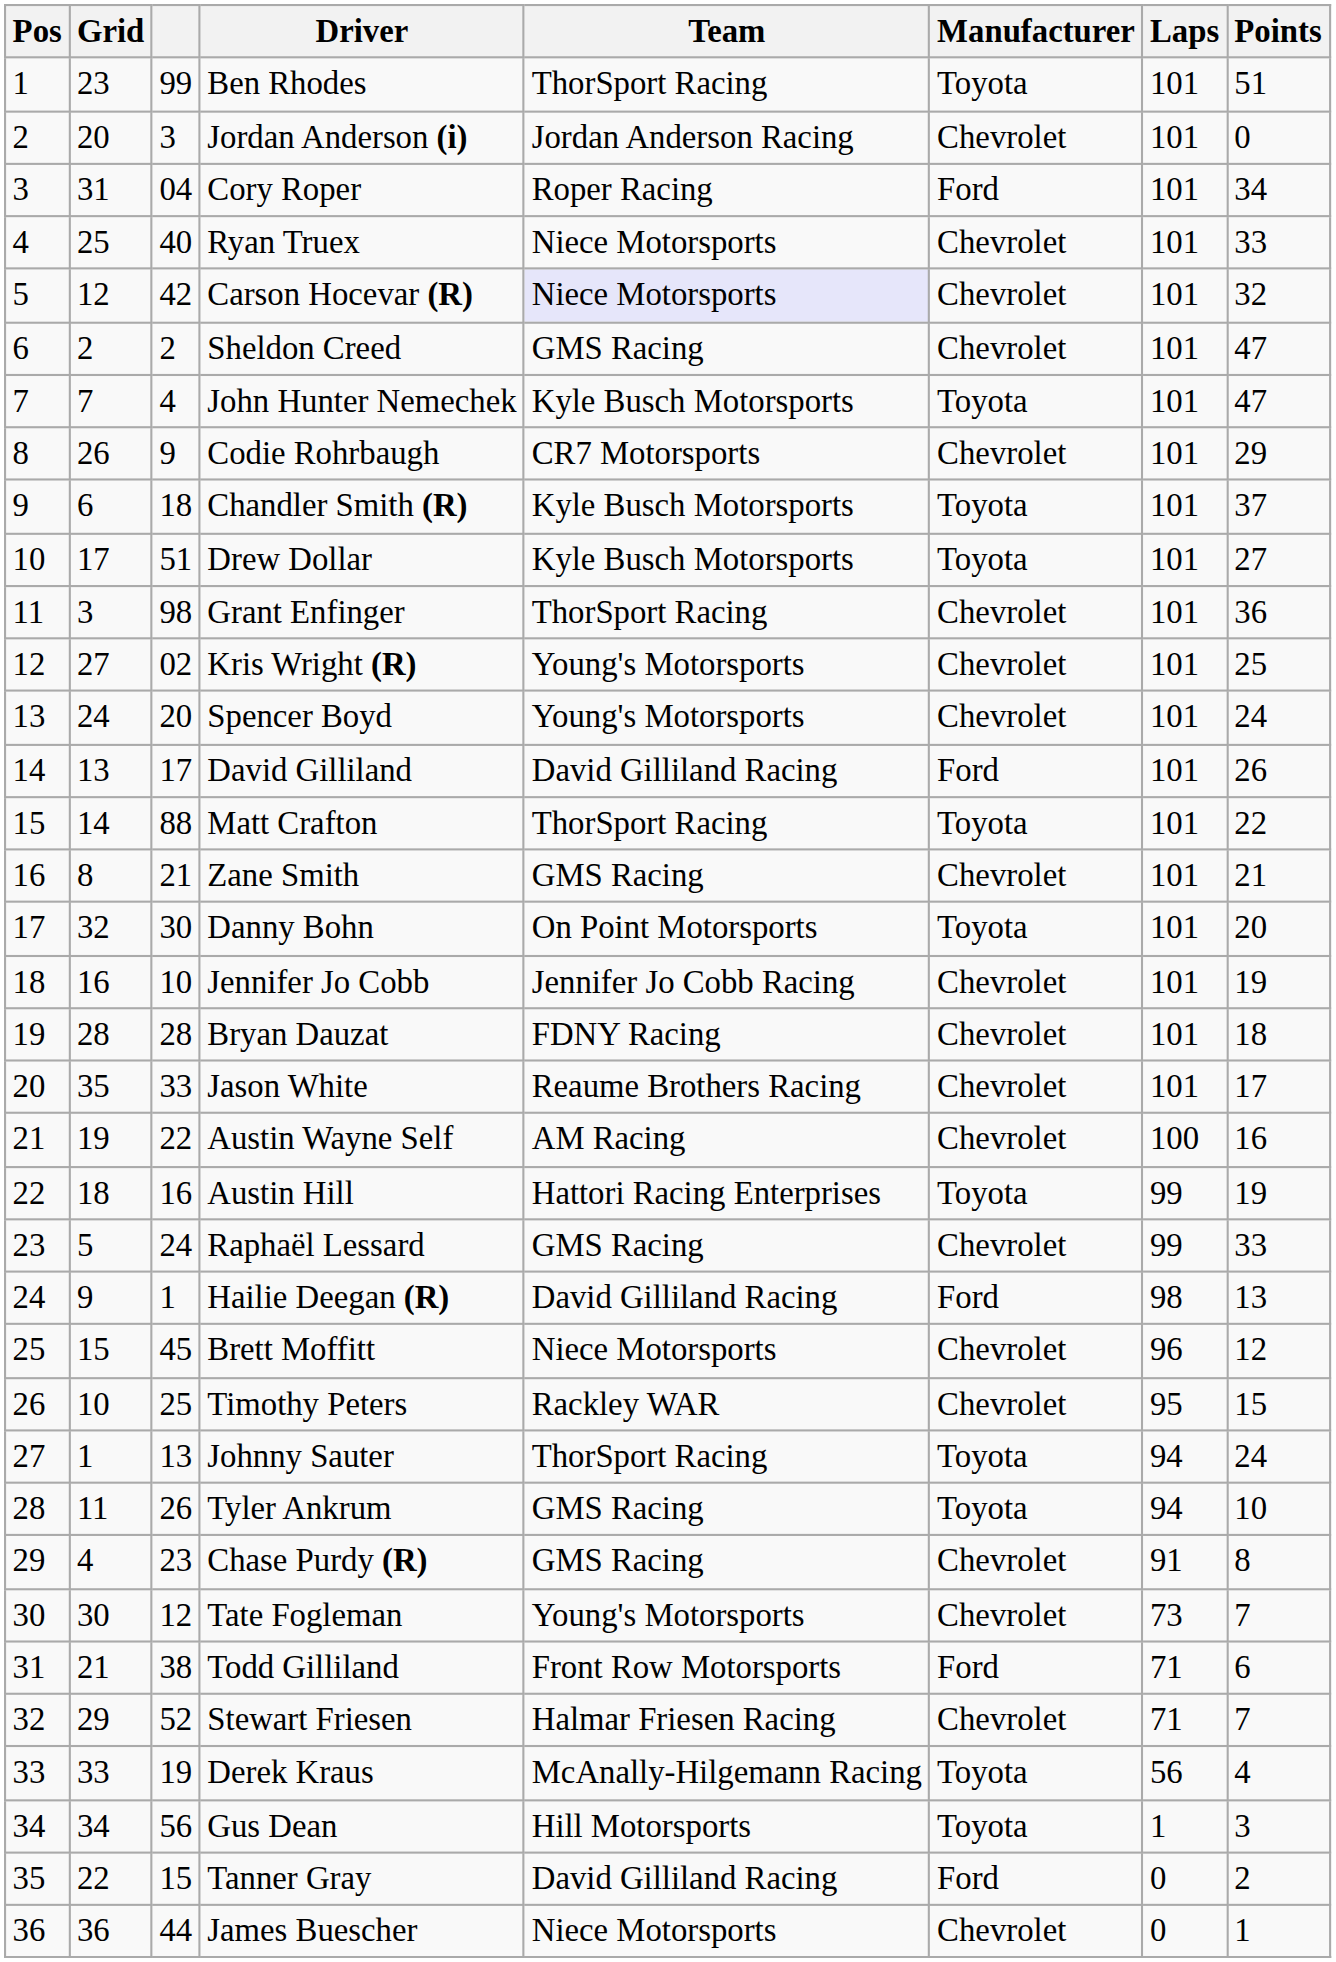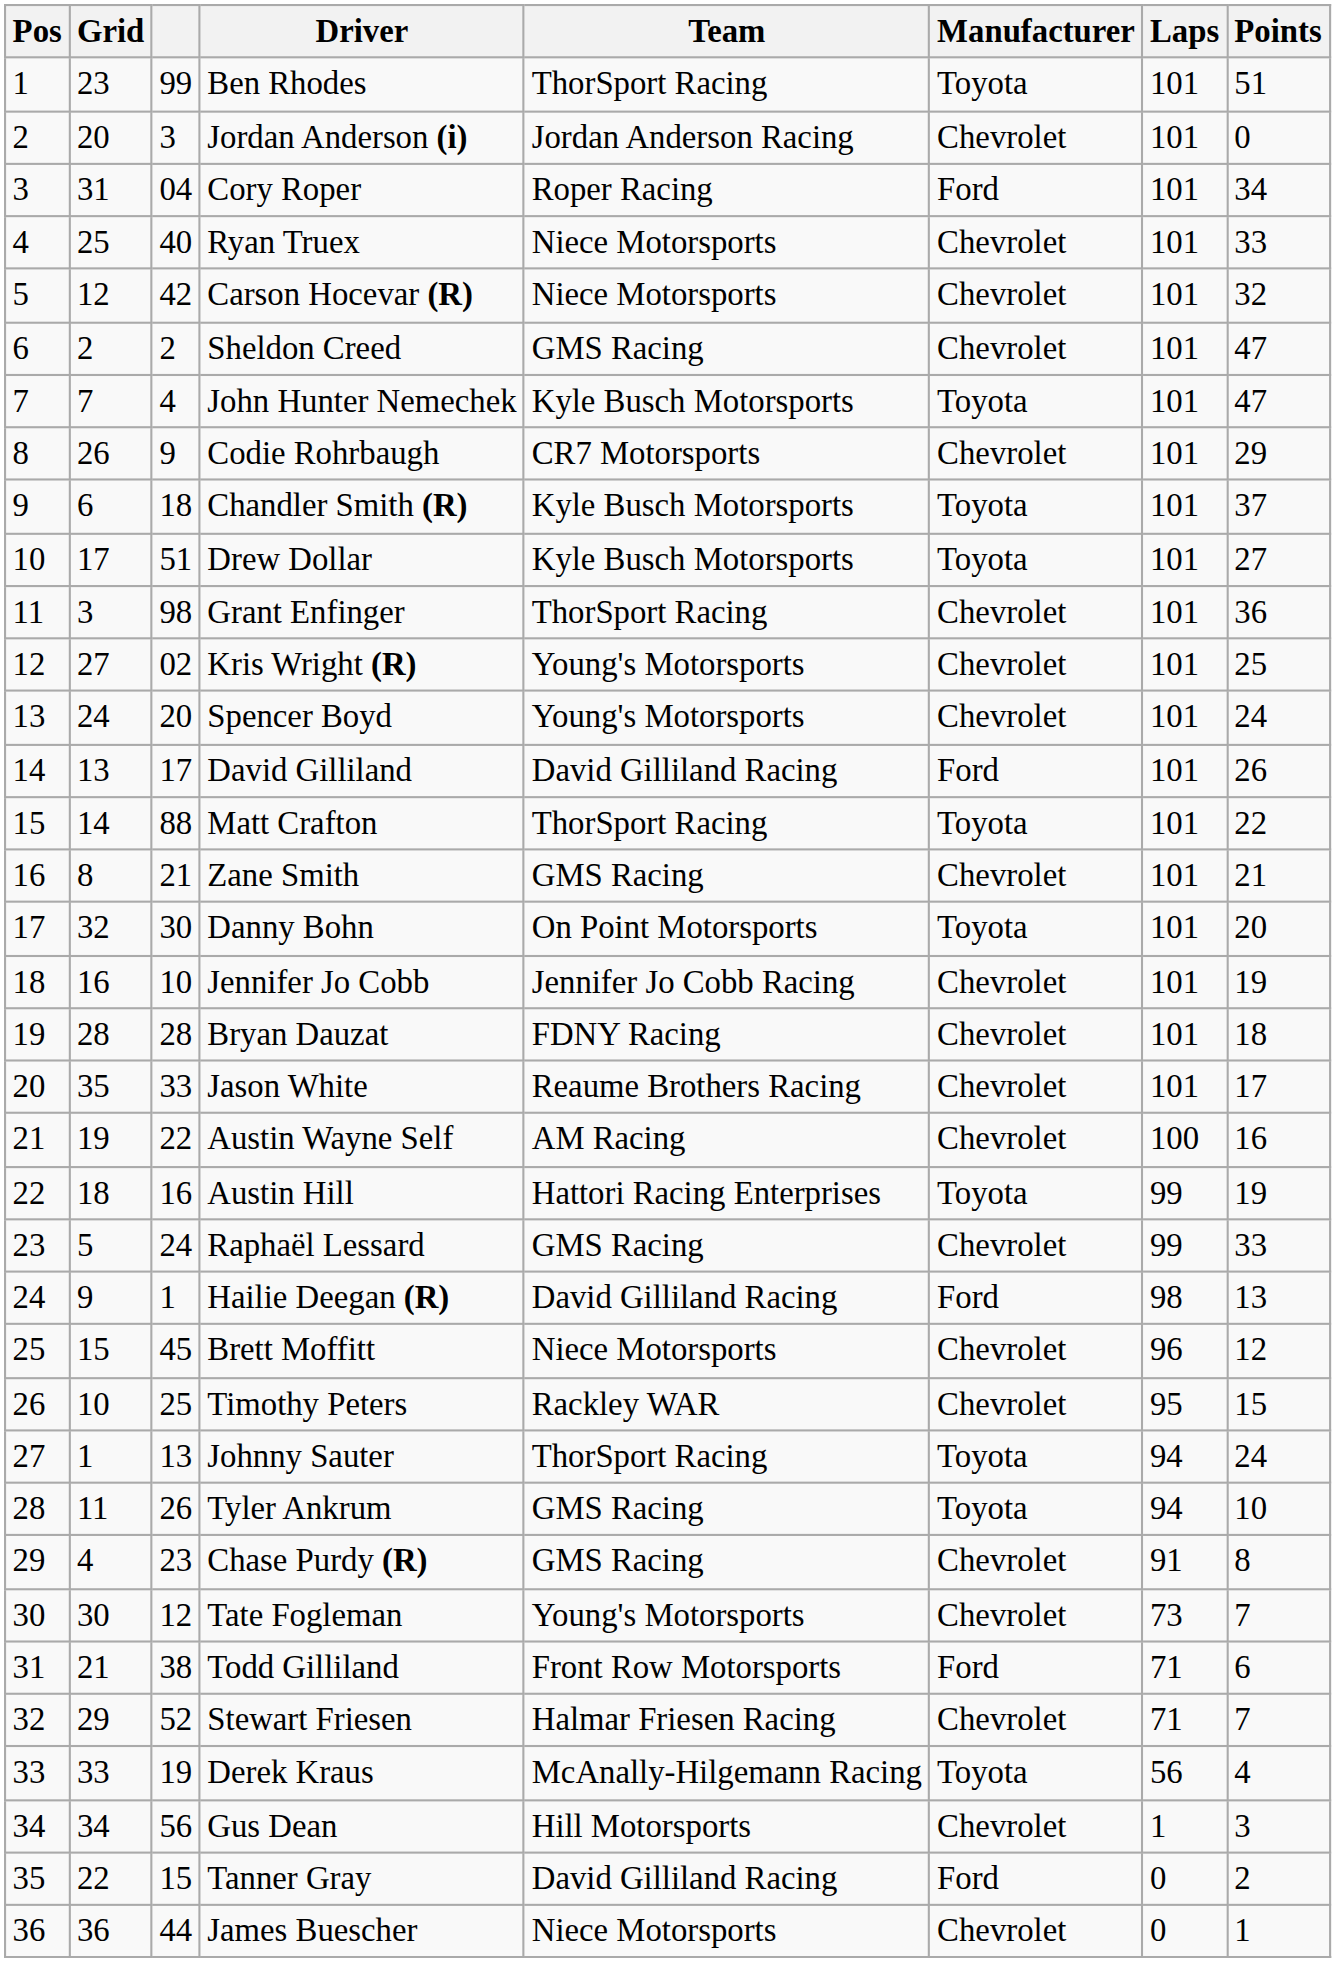(654, 294) lavender background -> (654, 294) no background
(982, 1824) Toyota -> (1002, 1824) Chevrolet
